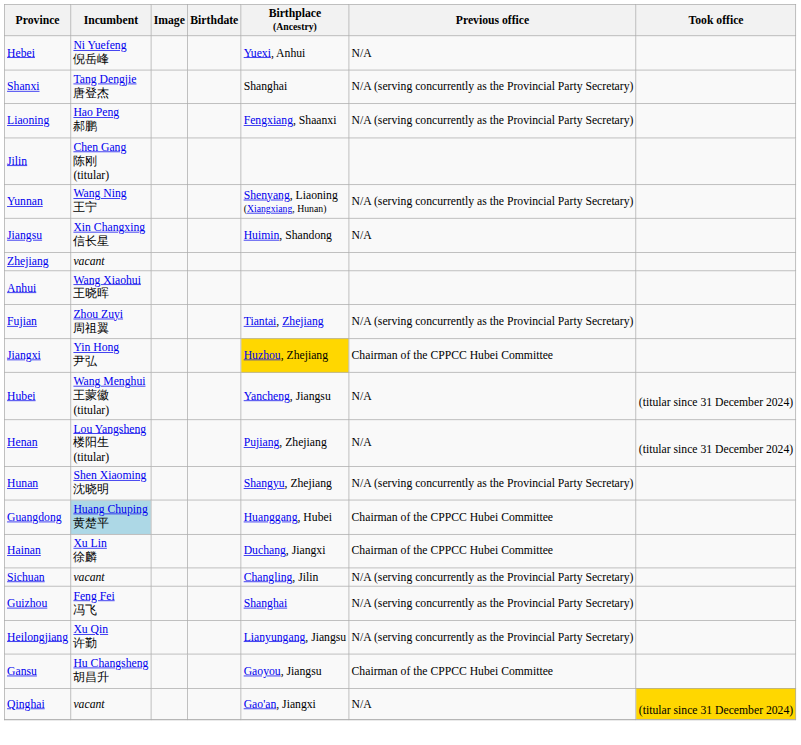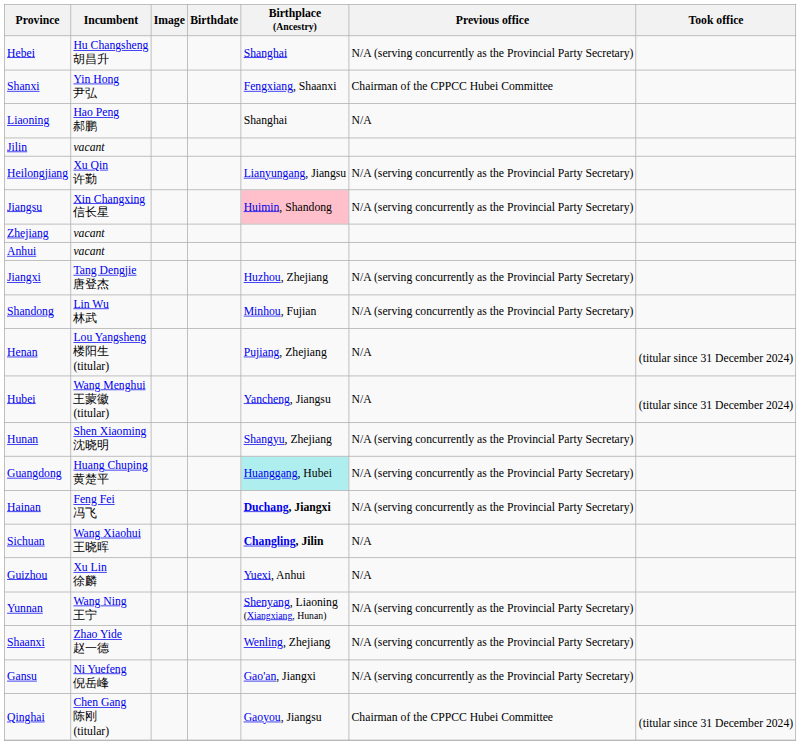(100, 52) Ni Yuefeng 倪岳峰 -> (111, 52) Hu Changsheng 胡昌升
(275, 53) Yuexi, Anhui -> (265, 53) Shanghai
(362, 53) N/A -> (493, 53) N/A (serving concurrently as the Provincial Party Secretary)
(105, 86) Tang Dengjie 唐登杰 -> (96, 86) Yin Hong 尹弘
(265, 86) Shanghai -> (290, 86) Fengxiang, Shaanxi
(493, 86) N/A (serving concurrently as the Provincial Party Secretary) -> (452, 86) Chairman of the CPPCC Hubei Committee
(290, 120) Fengxiang, Shaanxi -> (265, 120) Shanghai
(493, 120) N/A (serving concurrently as the Provincial Party Secretary) -> (362, 120) N/A
(100, 161) Chen Gang 陈刚 (titular) -> (89, 146) vacant
rows swapped: (38, 637) <-> (25, 201)
(288, 235) no background -> (288, 207) pink background
(362, 235) N/A -> (493, 207) N/A (serving concurrently as the Provincial Party Secretary)
(107, 287) Wang Xiaohui 王晓晖 -> (89, 251) vacant
- row: (22, 321)
(96, 354) Yin Hong 尹弘 -> (105, 277) Tang Dengjie 唐登杰
(286, 355) gold background -> (286, 277) no background
(452, 355) Chairman of the CPPCC Hubei Committee -> (493, 277) N/A (serving concurrently as the Provincial Party Secretary)
+ row: (30, 311)
rows swapped: (22, 443) <-> (21, 396)
(111, 516) lightblue background -> (111, 472) no background
(288, 517) no background -> (288, 473) paleturquoise background
(452, 517) Chairman of the CPPCC Hubei Committee -> (493, 473) N/A (serving concurrently as the Provincial Party Secretary)
(90, 550) Xu Lin 徐麟 -> (94, 506) Feng Fei 冯飞
(285, 551) normal -> (287, 507) bold
(452, 551) Chairman of the CPPCC Hubei Committee -> (493, 507) N/A (serving concurrently as the Provincial Party Secretary)
(89, 577) vacant -> (107, 540) Wang Xiaohui 王晓晖
(281, 577) normal -> (284, 541) bold
(493, 577) N/A (serving concurrently as the Provincial Party Secretary) -> (362, 541) N/A
(94, 602) Feng Fei 冯飞 -> (90, 574) Xu Lin 徐麟
(265, 603) Shanghai -> (275, 575) Yuexi, Anhui
(493, 603) N/A (serving concurrently as the Provincial Party Secretary) -> (362, 575) N/A
+ row: (26, 642)
(111, 670) Hu Changsheng 胡昌升 -> (100, 675) Ni Yuefeng 倪岳峰
(283, 671) Gaoyou, Jiangsu -> (280, 676) Gao'an, Jiangxi
(452, 671) Chairman of the CPPCC Hubei Committee -> (493, 676) N/A (serving concurrently as the Provincial Party Secretary)
(89, 703) vacant -> (100, 717) Chen Gang 陈刚 (titular)
(280, 703) Gao'an, Jiangxi -> (283, 717) Gaoyou, Jiangsu
(362, 703) N/A -> (452, 717) Chairman of the CPPCC Hubei Committee
(716, 710) gold background -> (716, 723) no background
